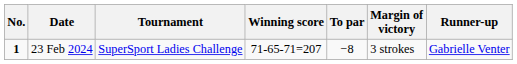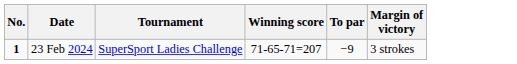- column: (469, 22)
(347, 49) −8 -> (347, 49) −9
